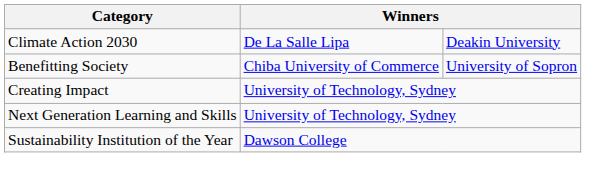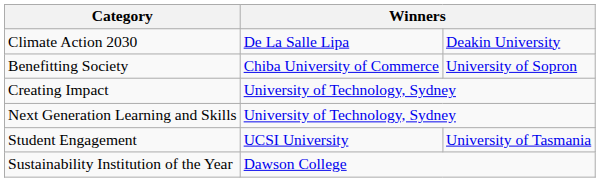+ row: (72, 139)
